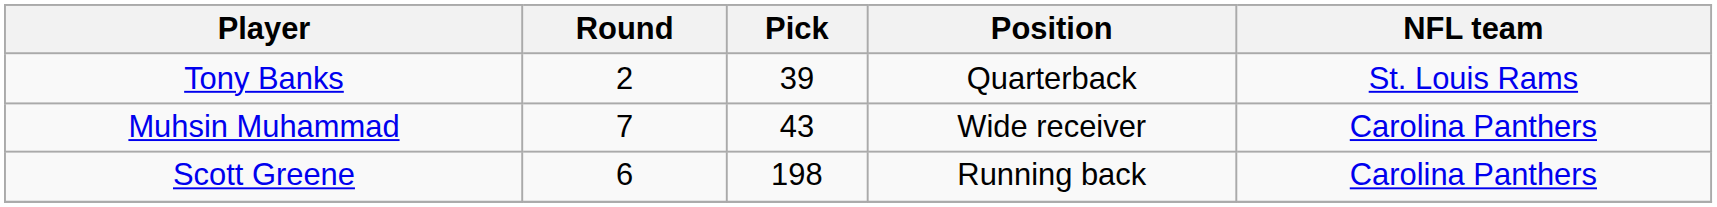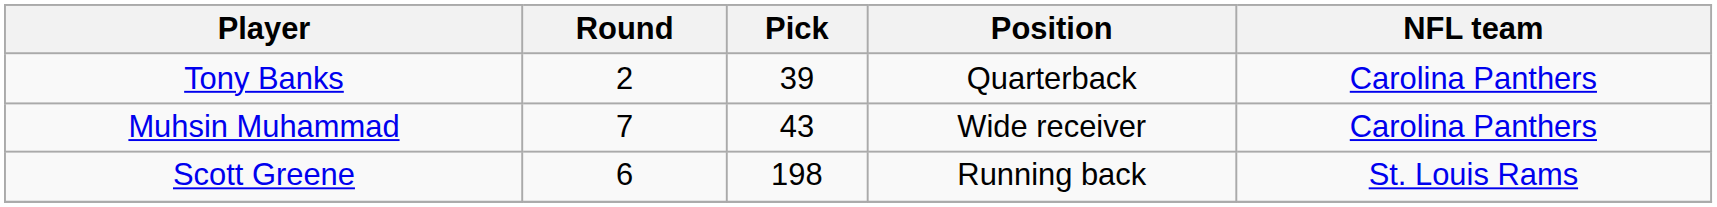(1473, 77) St. Louis Rams -> (1473, 77) Carolina Panthers
(1473, 175) Carolina Panthers -> (1473, 175) St. Louis Rams
